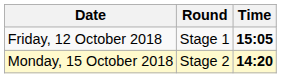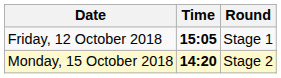columns swapped: (255, 15) <-> (205, 15)
